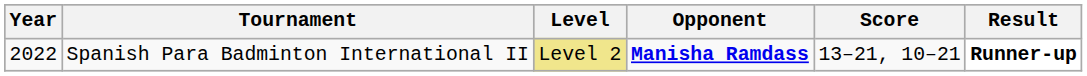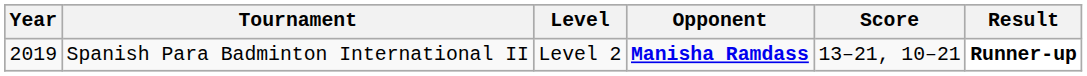(33, 54) 2022 -> (33, 54) 2019
(580, 54) khaki background -> (580, 54) no background
